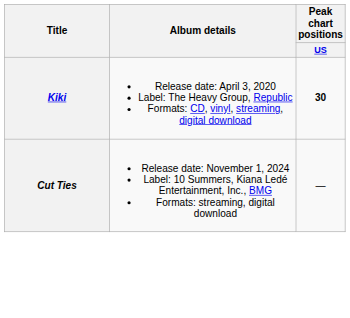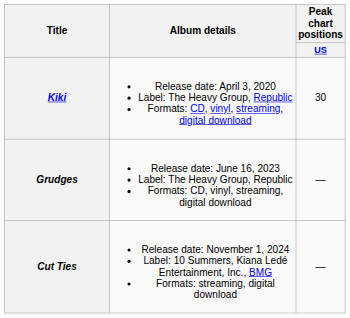(321, 98) bold -> (321, 98) normal
+ row: (57, 179)
